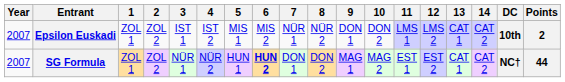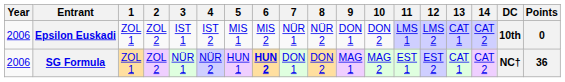(19, 35) 2007 -> (19, 35) 2006
(542, 35) 2 -> (542, 35) 0
(19, 63) 2007 -> (19, 63) 2006
(542, 63) 44 -> (542, 63) 36
